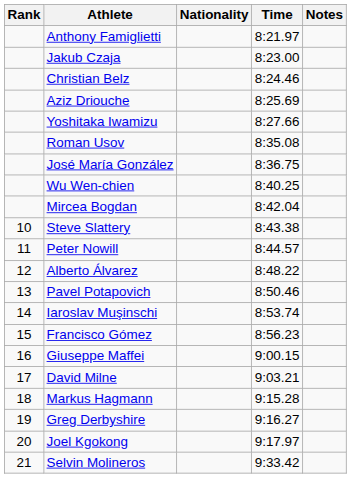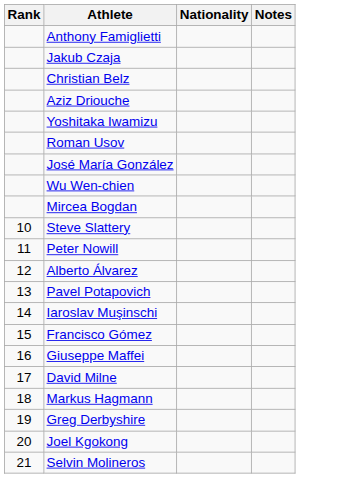- column: (277, 15)
